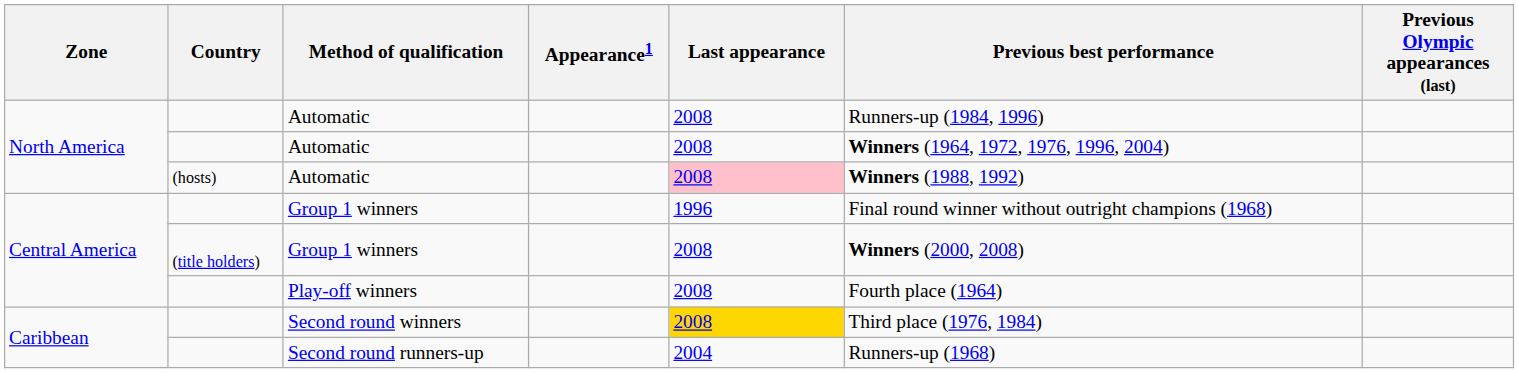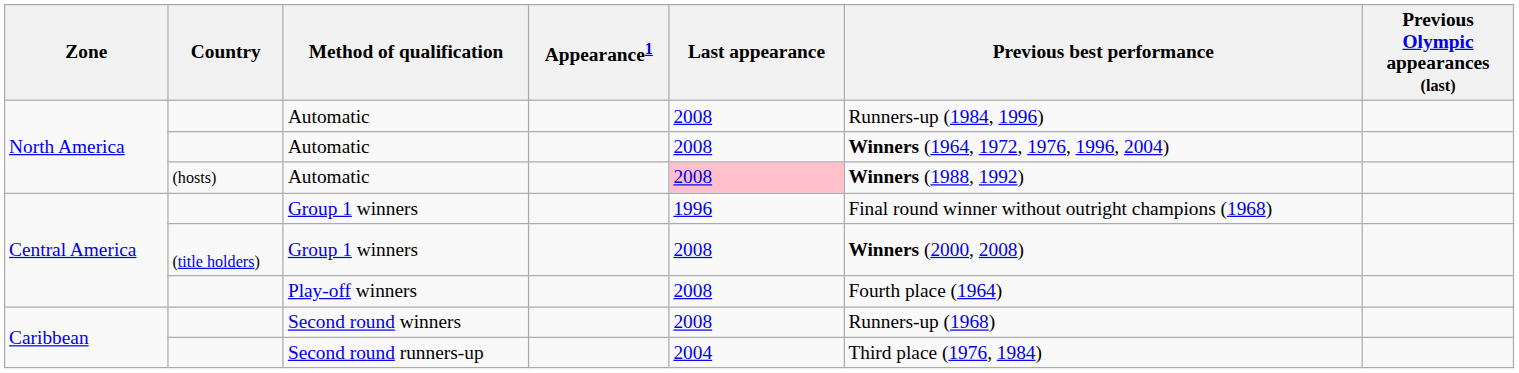(693, 321) gold background -> (693, 321) no background
(945, 321) Third place (1976, 1984) -> (922, 321) Runners-up (1968)
(922, 352) Runners-up (1968) -> (945, 352) Third place (1976, 1984)
